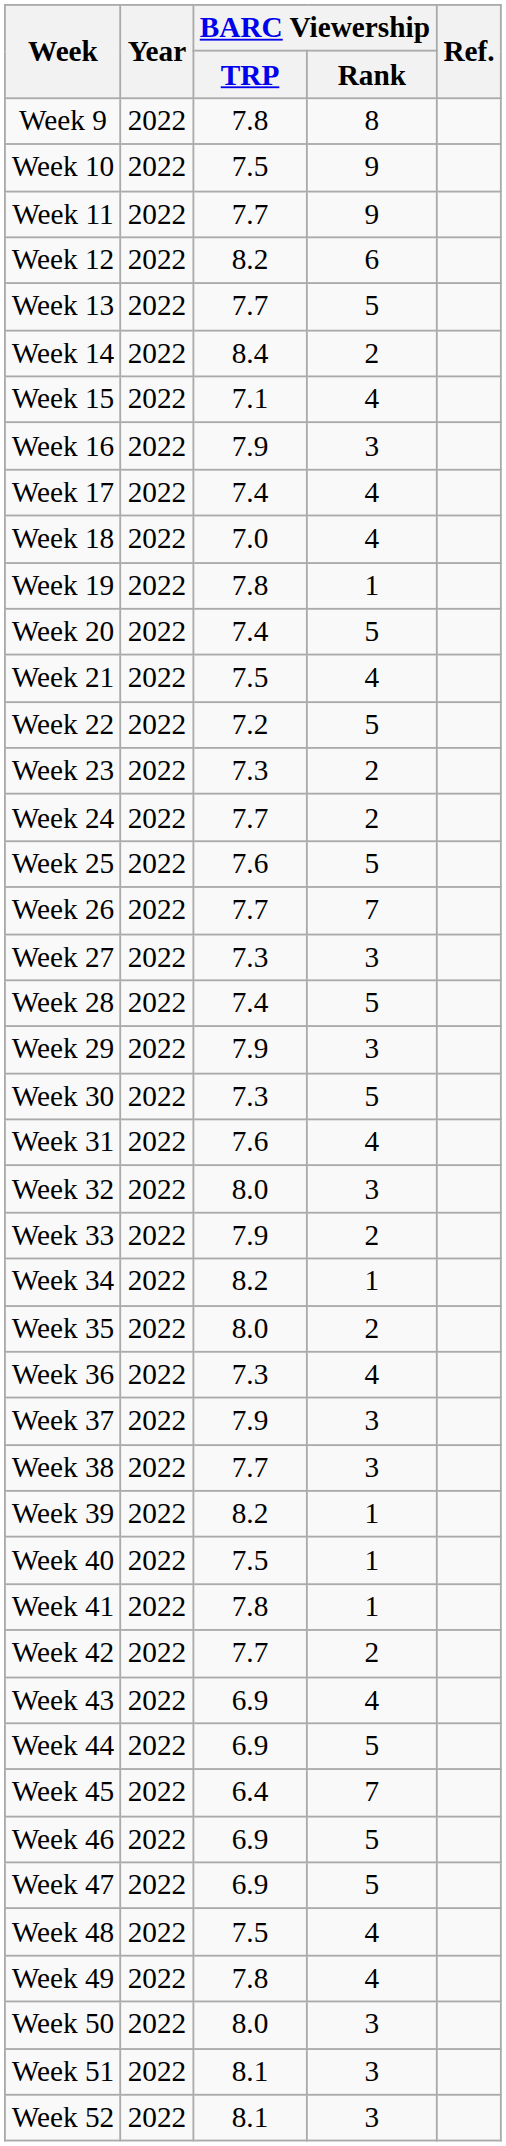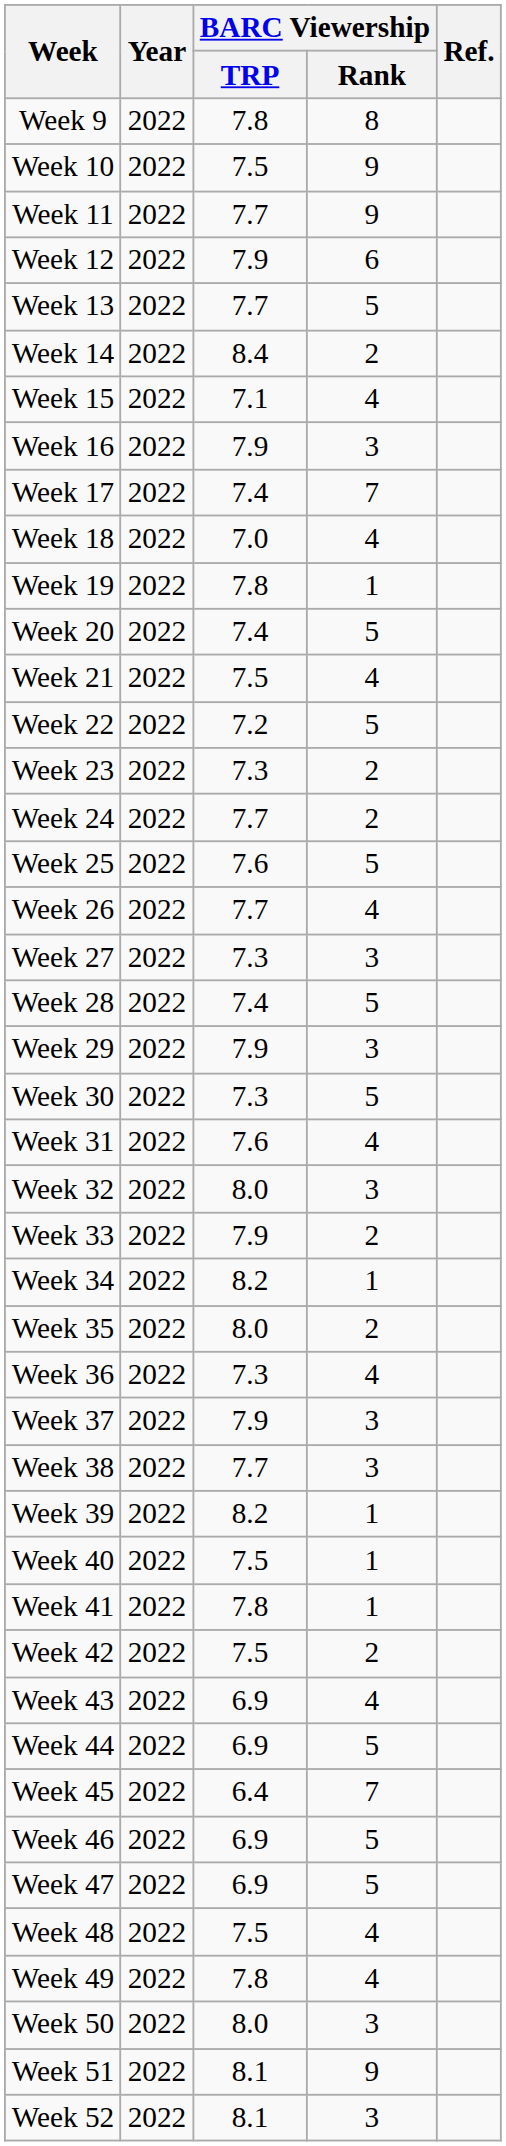(250, 259) 8.2 -> (250, 259) 7.9
(372, 492) 4 -> (372, 492) 7
(372, 910) 7 -> (372, 910) 4
(250, 1652) 7.7 -> (250, 1652) 7.5
(372, 2070) 3 -> (372, 2070) 9
